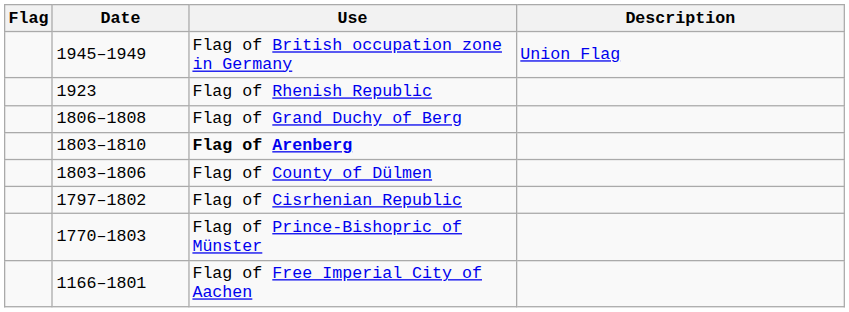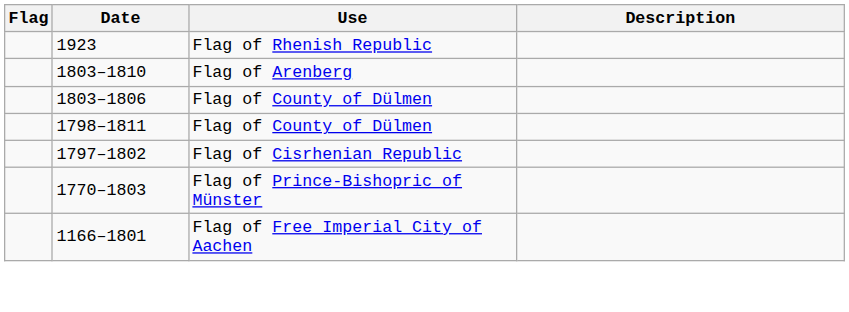- row: (101, 55)
- row: (101, 119)
(272, 146) bold -> (272, 72) normal
+ row: (101, 127)
